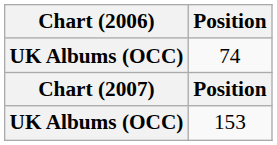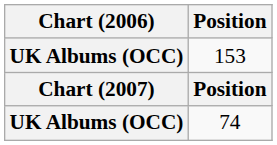rows swapped: (230, 55) <-> (230, 122)
